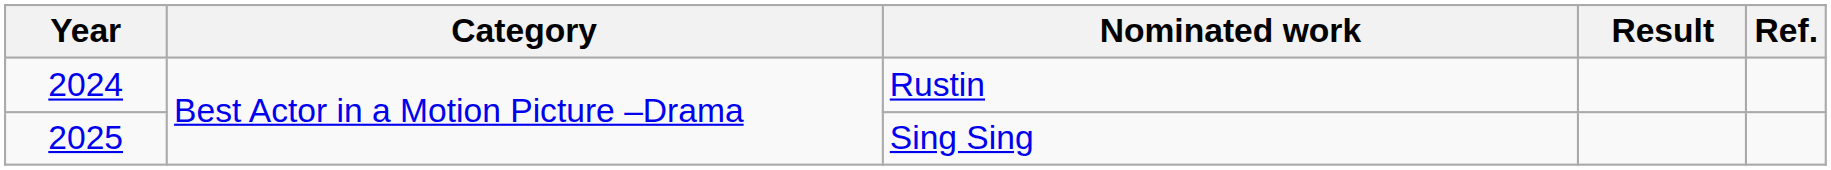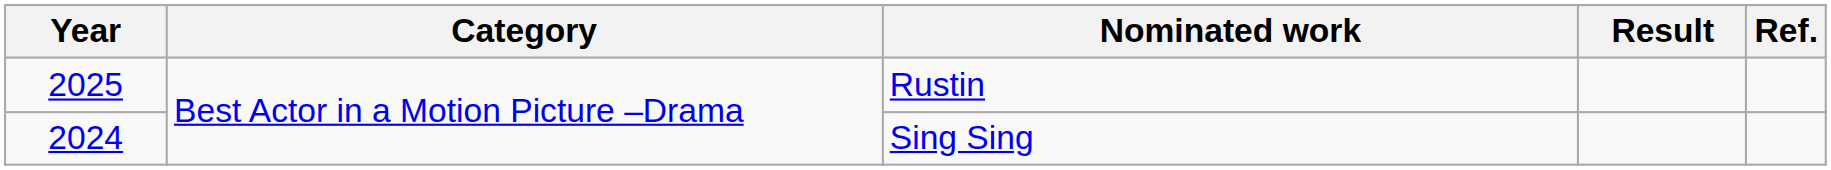(86, 84) 2024 -> (86, 84) 2025
(86, 137) 2025 -> (86, 137) 2024
